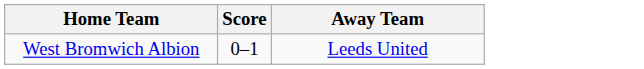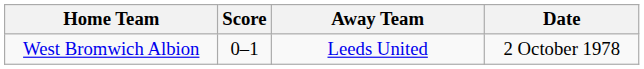+ column: (562, 19)
